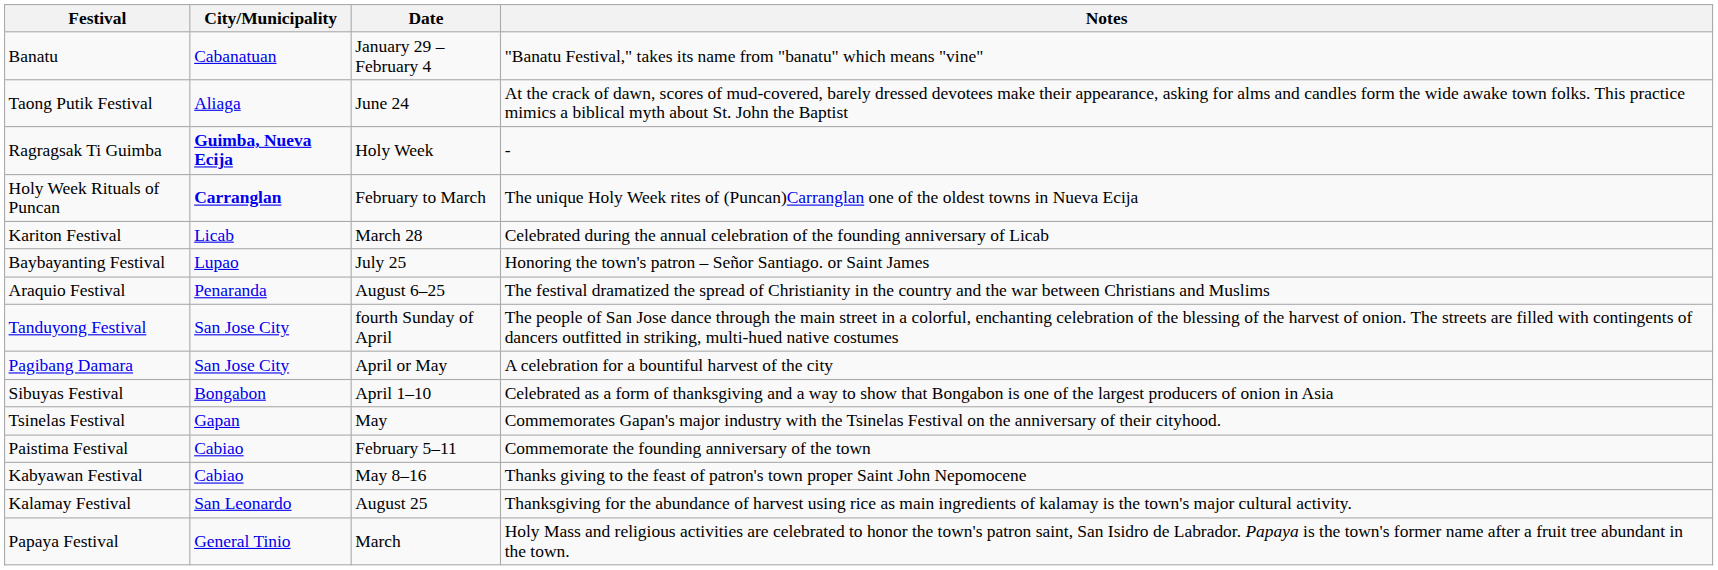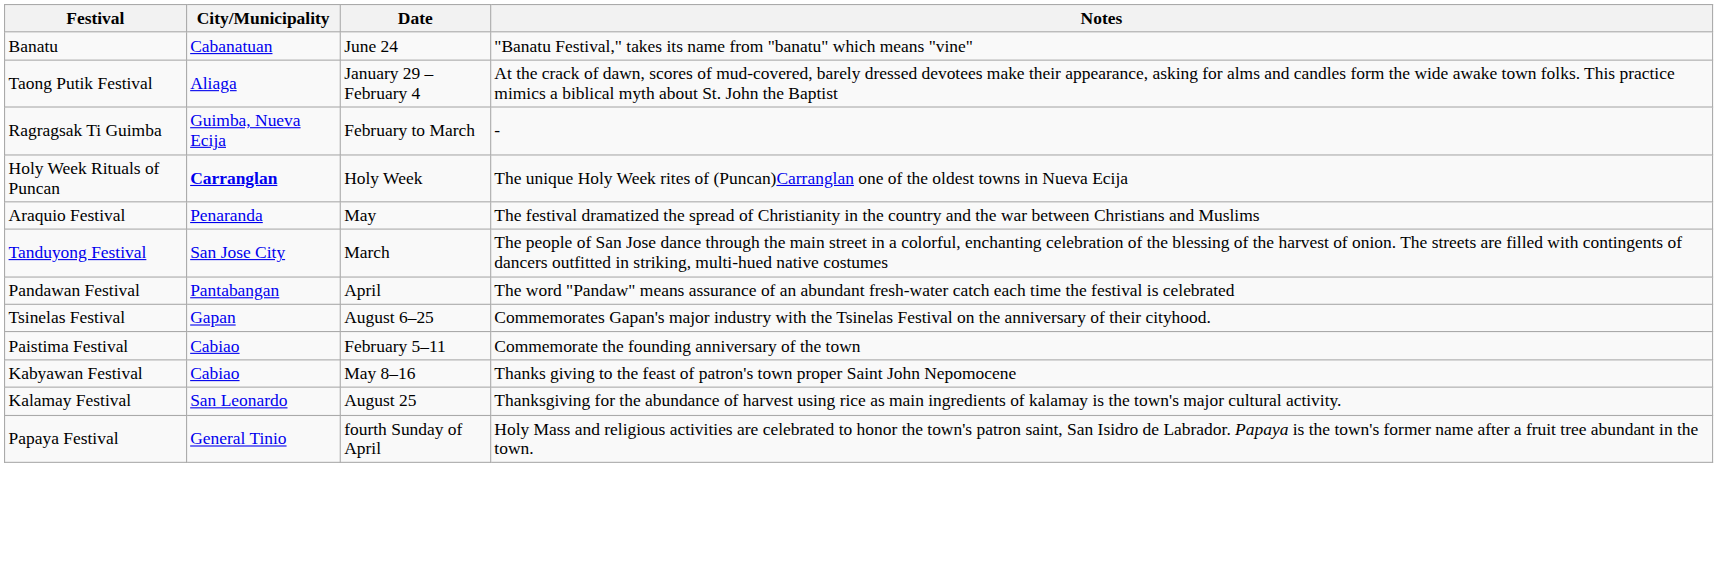(400, 55) January 29 – February 4 -> (371, 45) June 24
(382, 103) June 24 -> (389, 83) January 29 – February 4
(253, 150) bold -> (245, 130) normal
(394, 150) Holy Week -> (410, 130) February to March
(421, 197) February to March -> (383, 178) Holy Week
- row: (65, 235)
- row: (87, 262)
(400, 290) August 6–25 -> (360, 215) May
(414, 327) fourth Sunday of April -> (367, 252) March
- row: (71, 365)
+ row: (74, 290)
- row: (66, 393)
(371, 420) May -> (389, 318) August 6–25
(378, 541) March -> (403, 438) fourth Sunday of April
